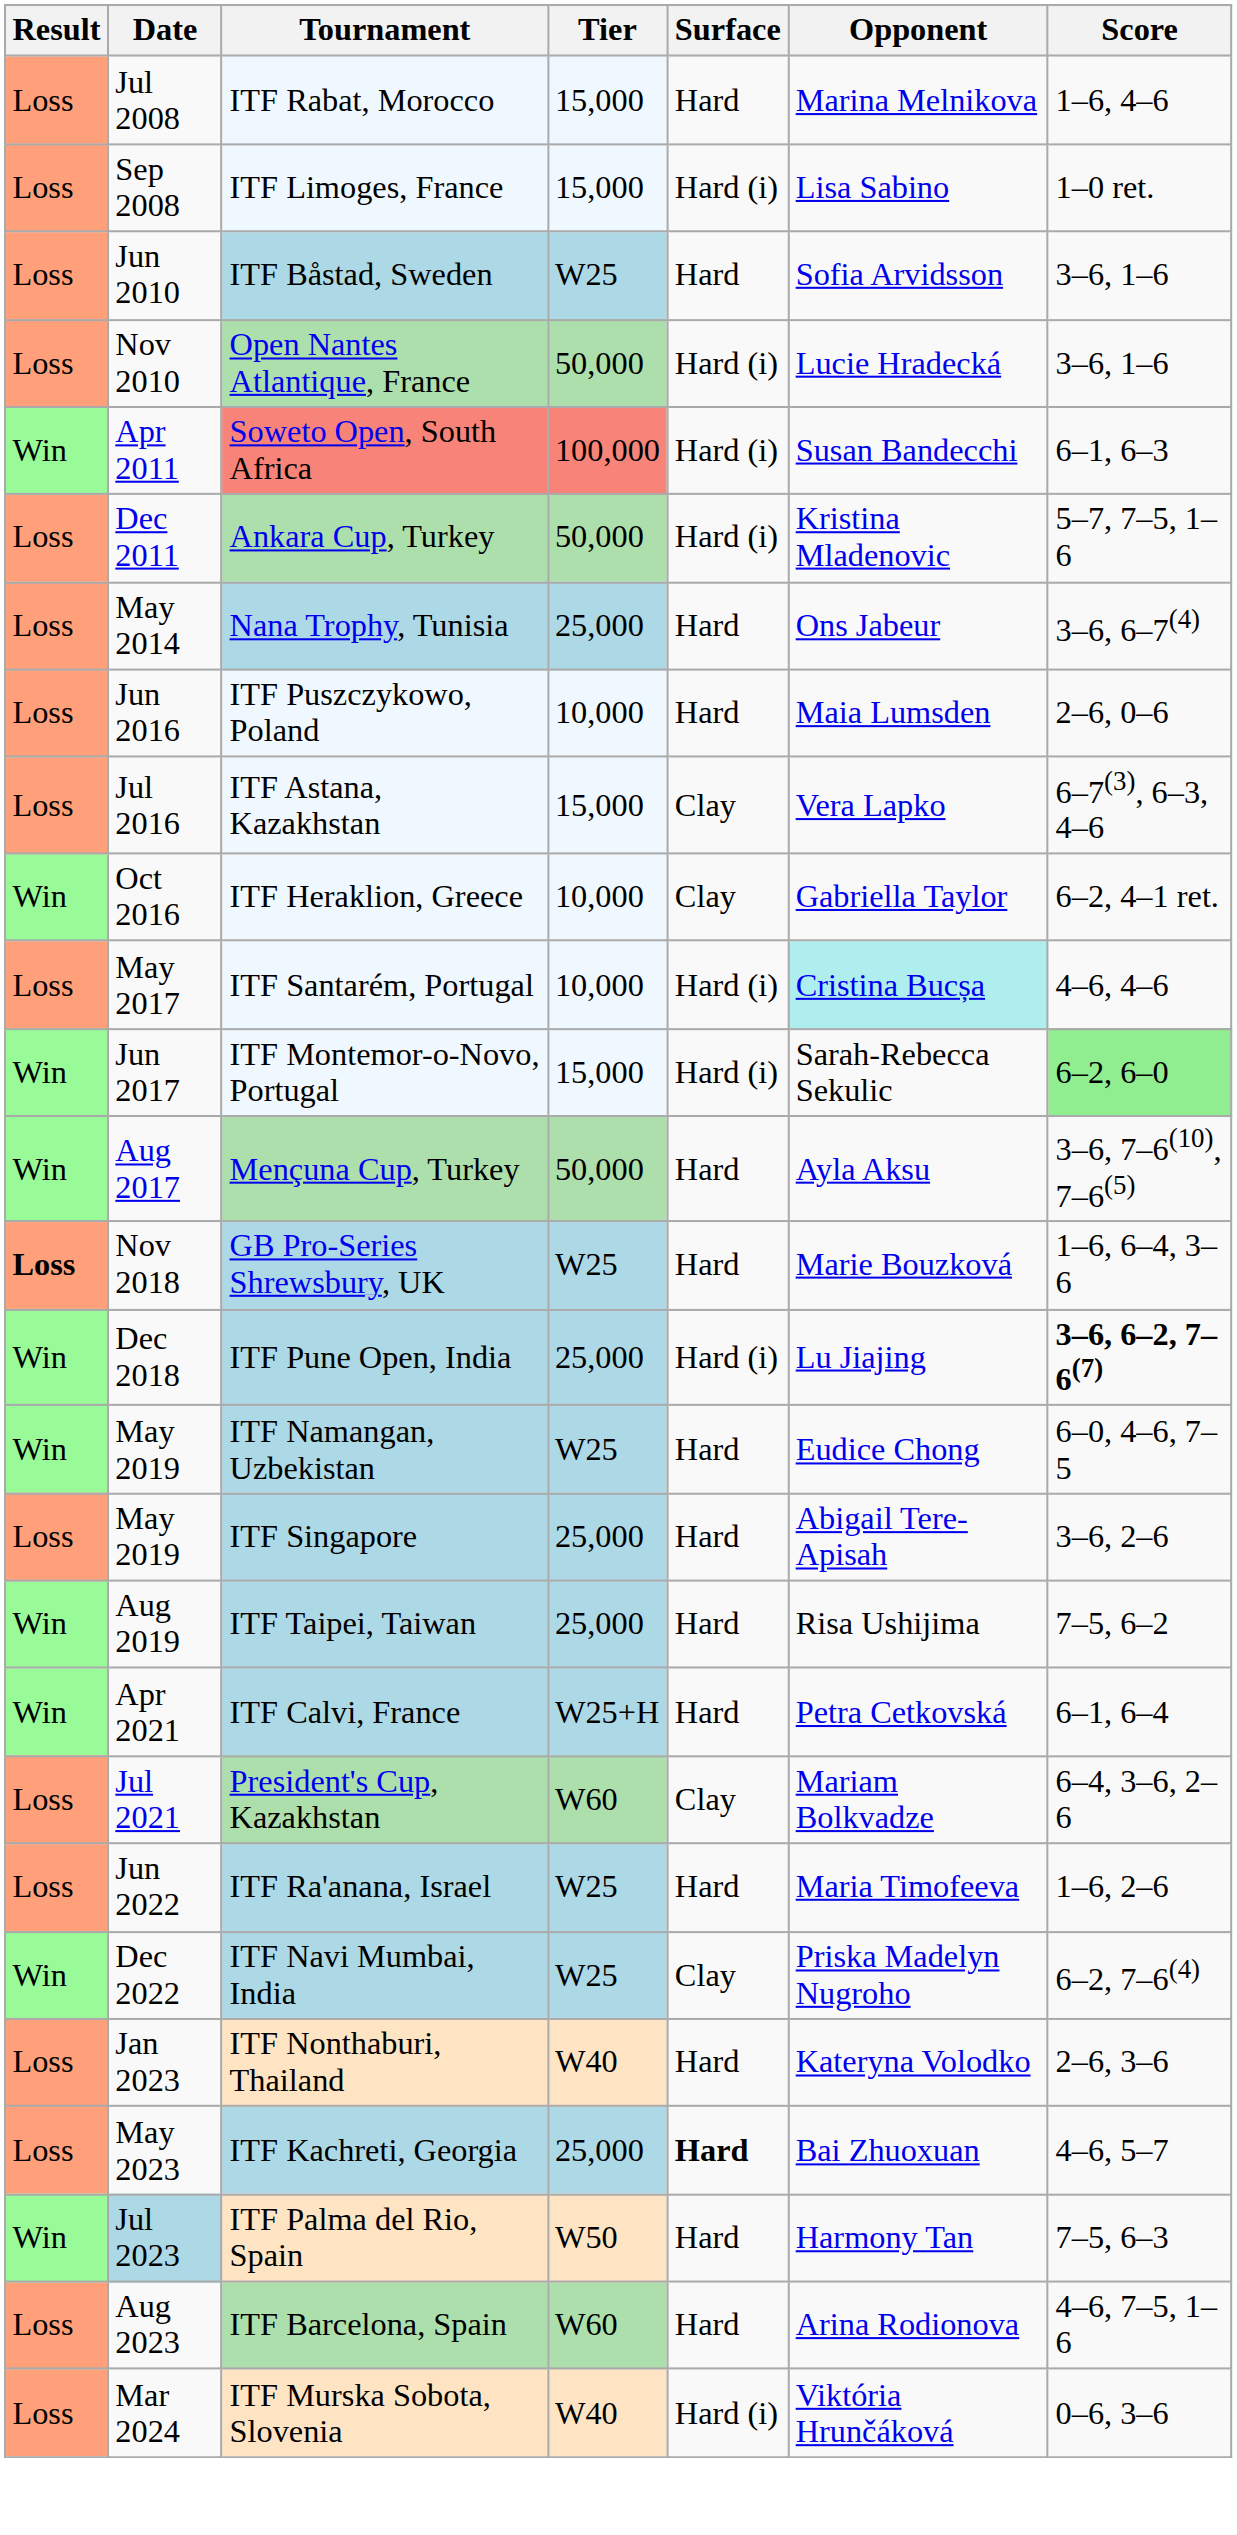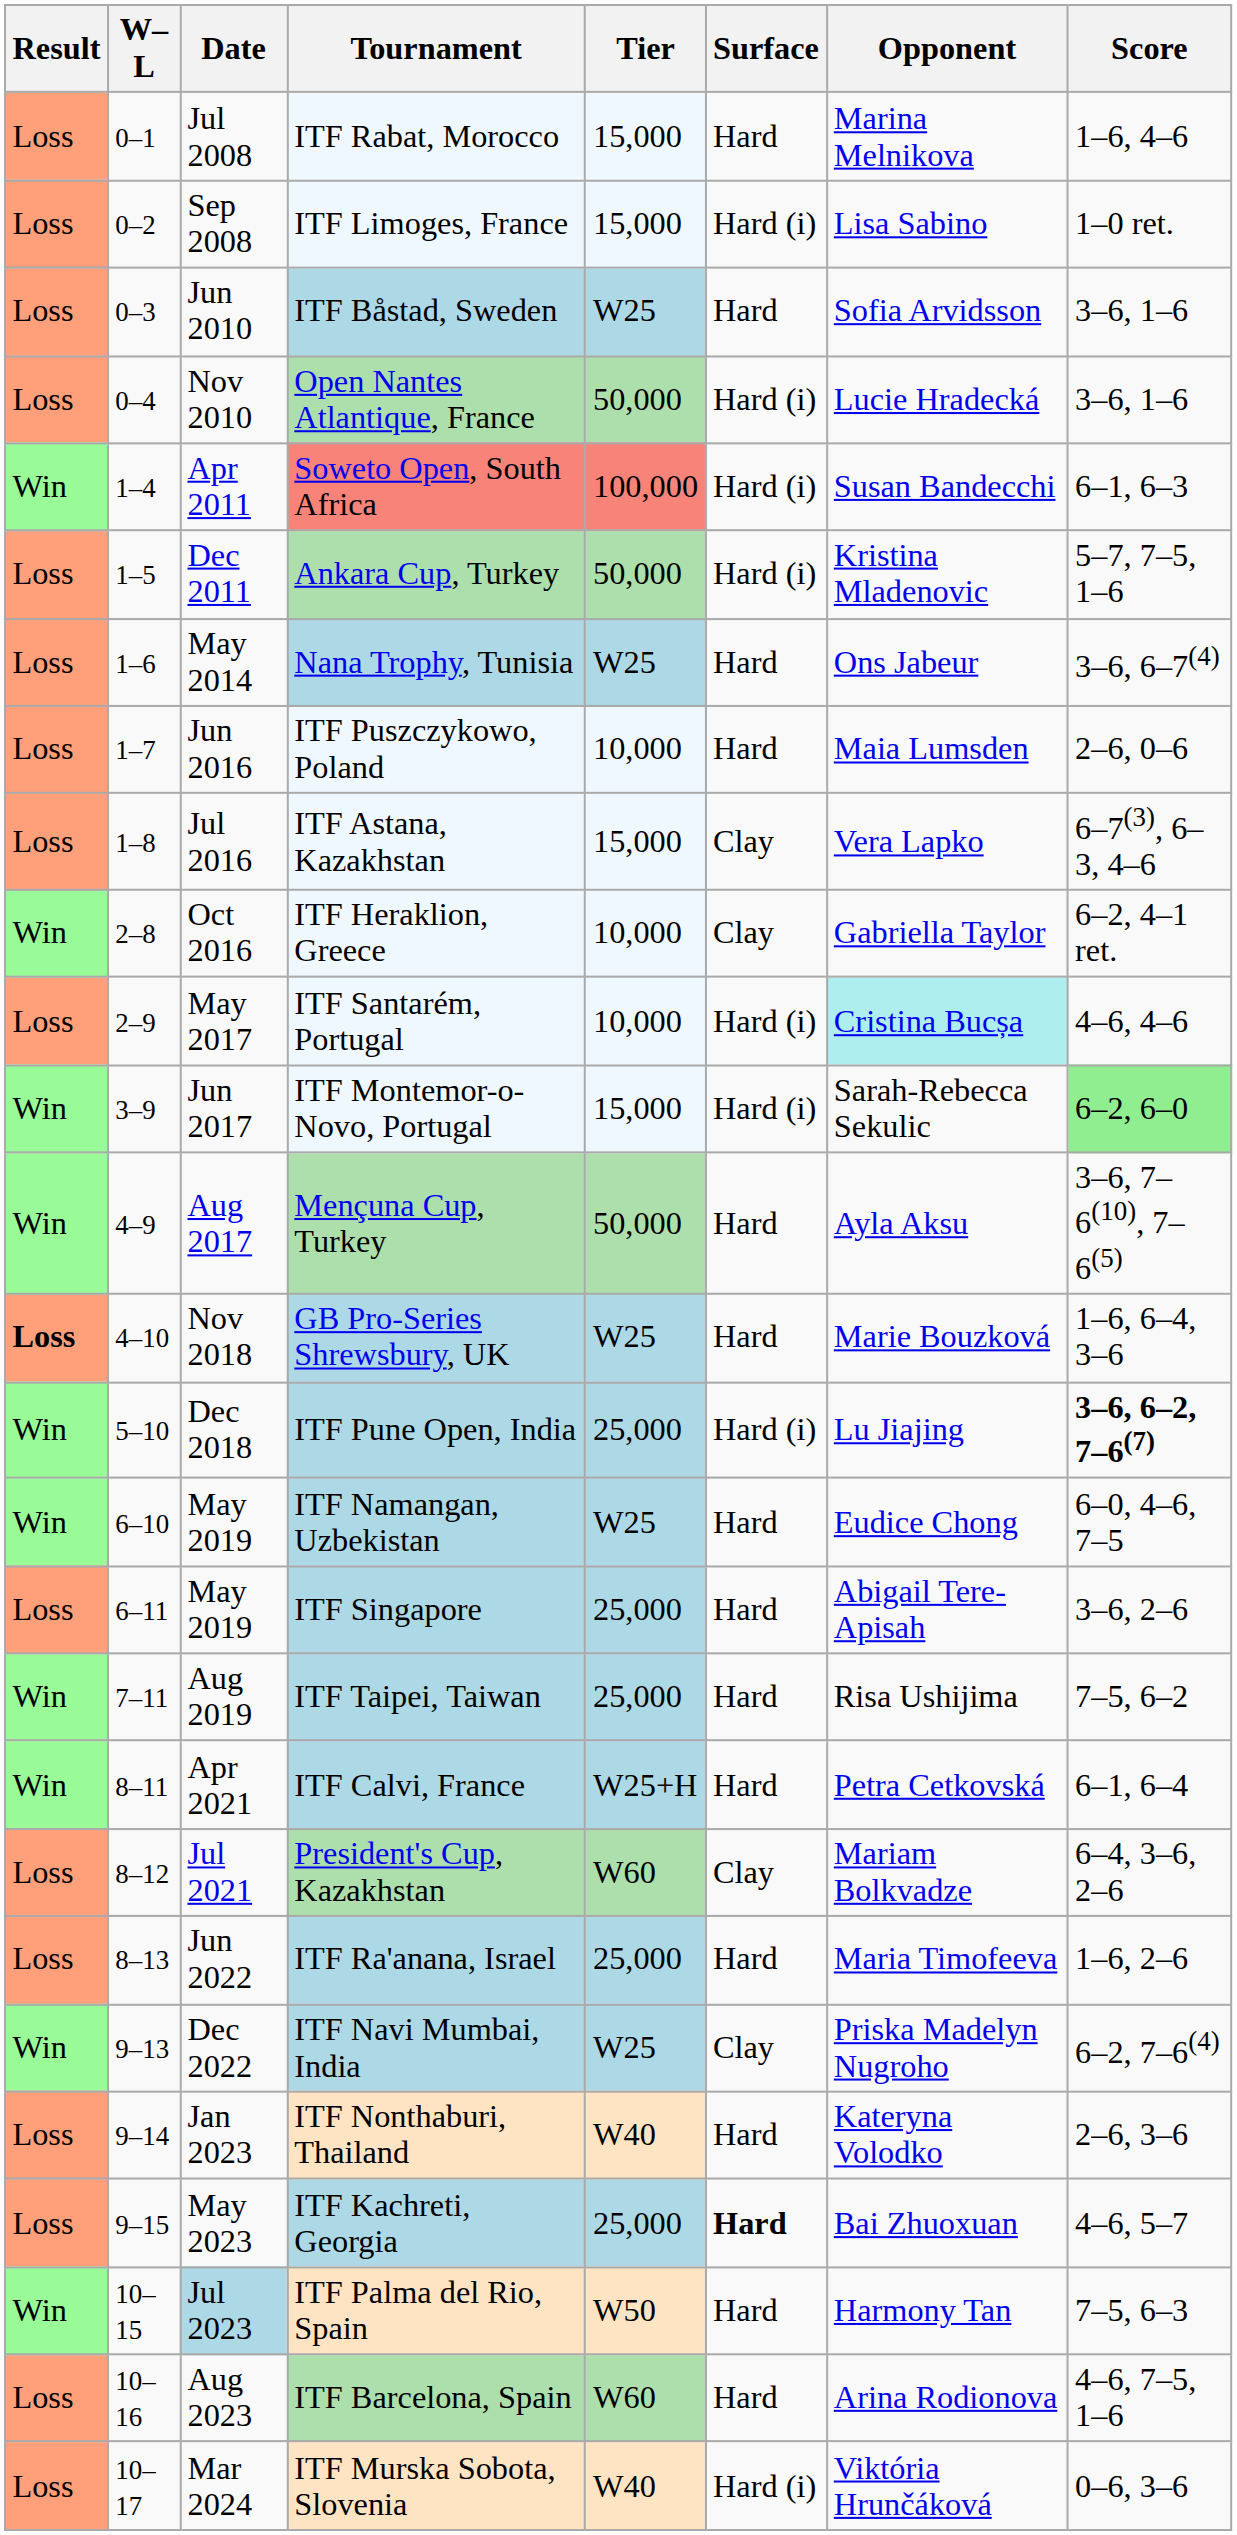+ column: (144, 48)
(599, 625) 25,000 -> (624, 661) W25
(586, 1886) W25 -> (637, 1959) 25,000
